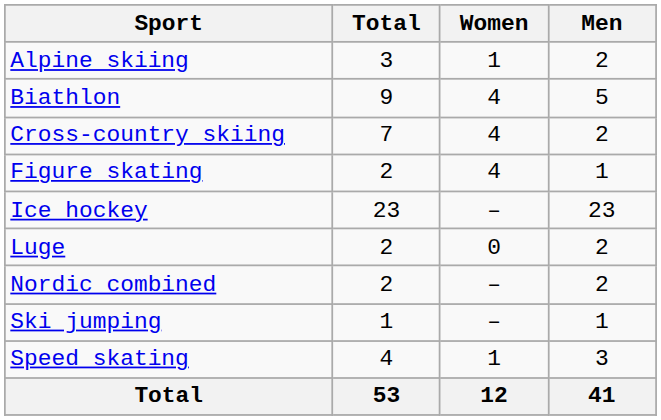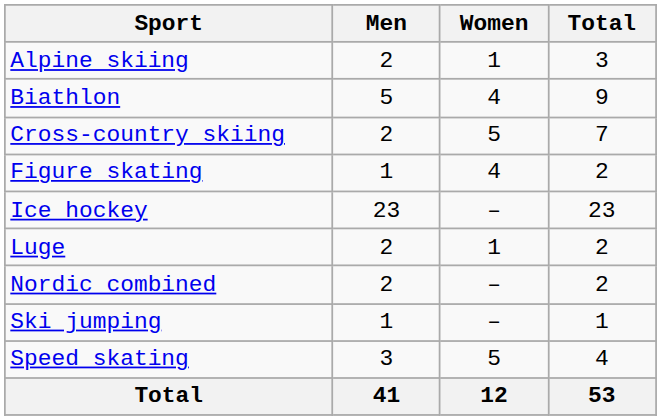columns swapped: (602, 24) <-> (386, 24)
(494, 135) 4 -> (494, 135) 5
(494, 247) 0 -> (494, 247) 1
(494, 359) 1 -> (494, 359) 5
